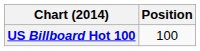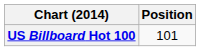(167, 35) 100 -> (167, 35) 101
